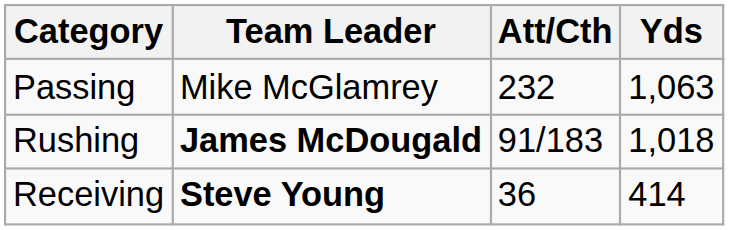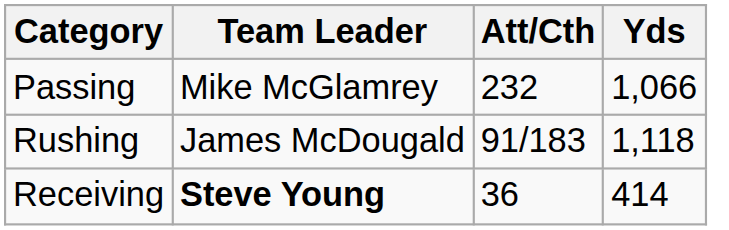(671, 86) 1,063 -> (654, 86) 1,066
(331, 140) bold -> (322, 140) normal
(671, 140) 1,018 -> (653, 140) 1,118
